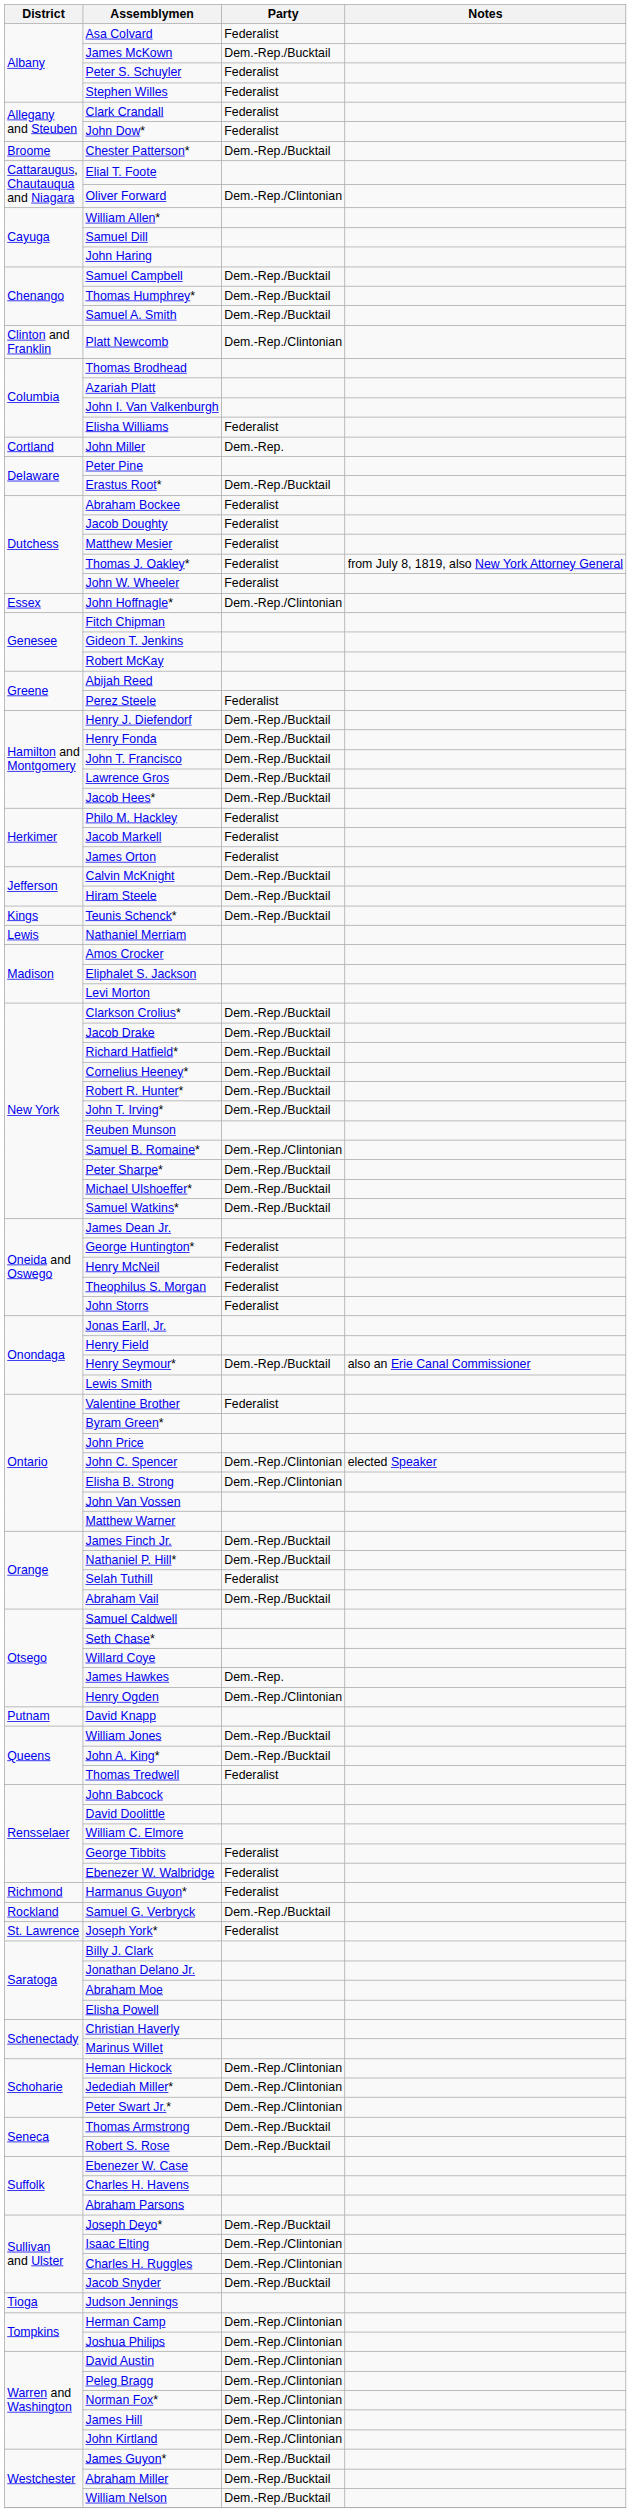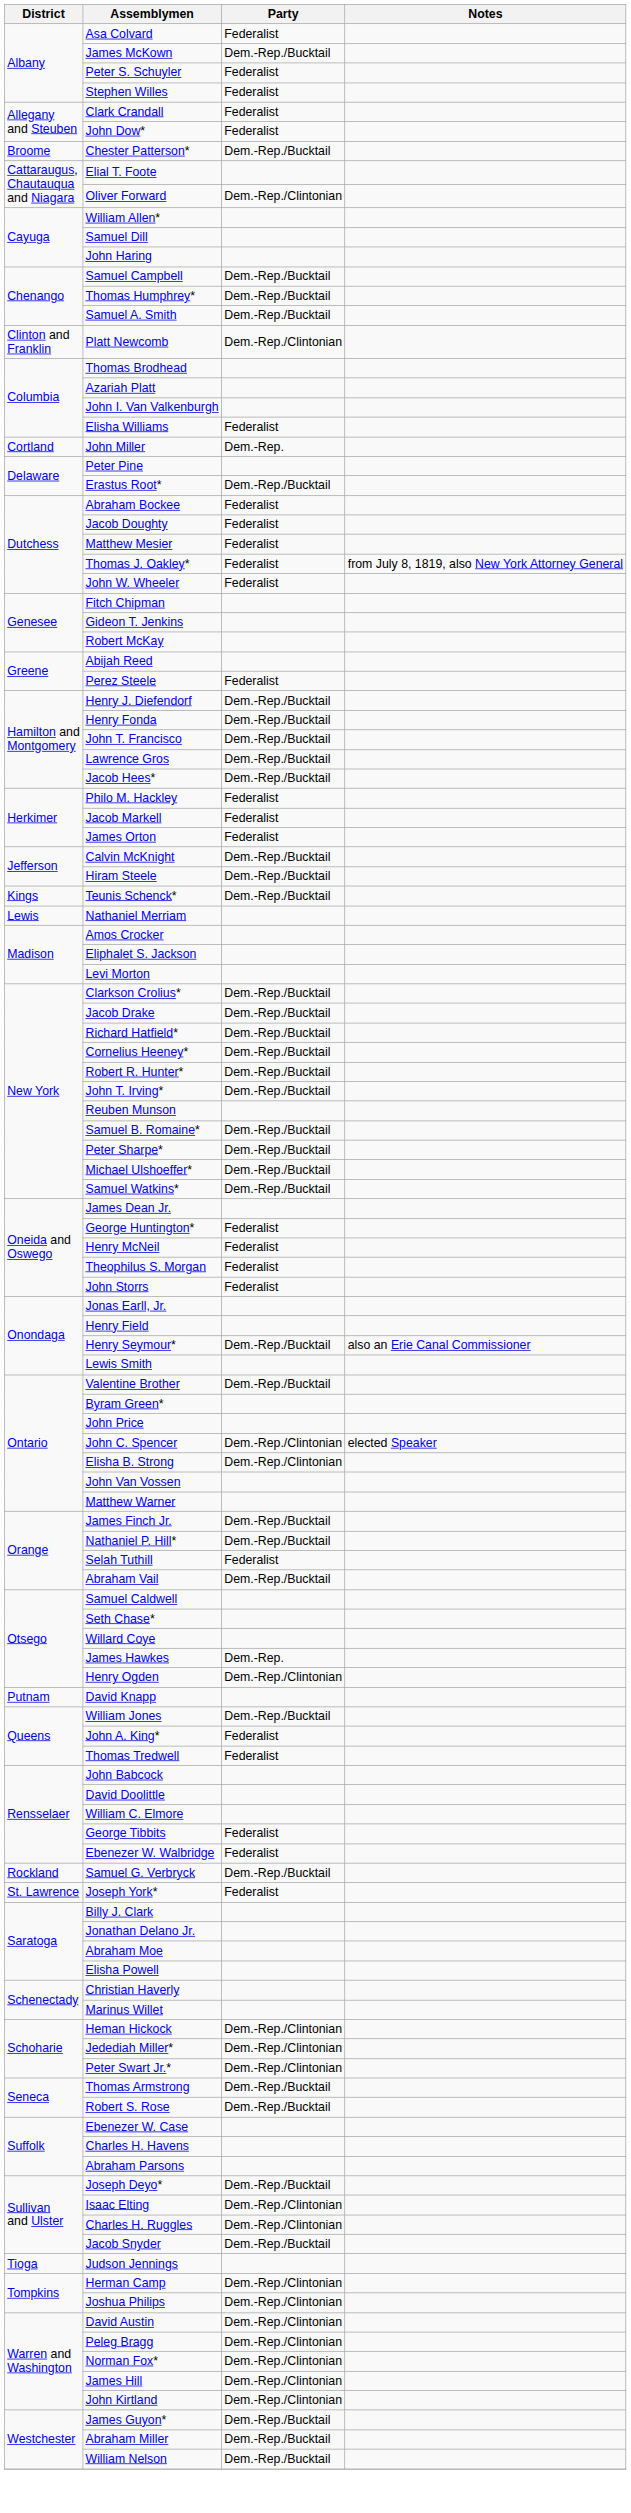- row: (129, 602)
(283, 1150) Dem.-Rep./Clintonian -> (277, 1130) Dem.-Rep./Bucktail
(251, 1404) Federalist -> (277, 1384) Dem.-Rep./Bucktail
(277, 1755) Dem.-Rep./Bucktail -> (251, 1736) Federalist
- row: (136, 1892)
